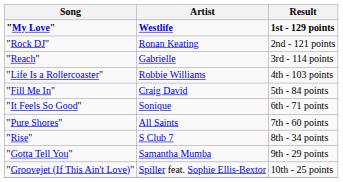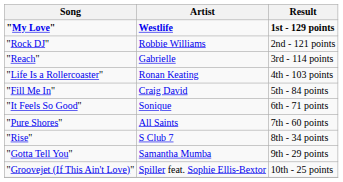(169, 43) Ronan Keating -> (172, 43) Robbie Williams
(172, 75) Robbie Williams -> (169, 75) Ronan Keating
